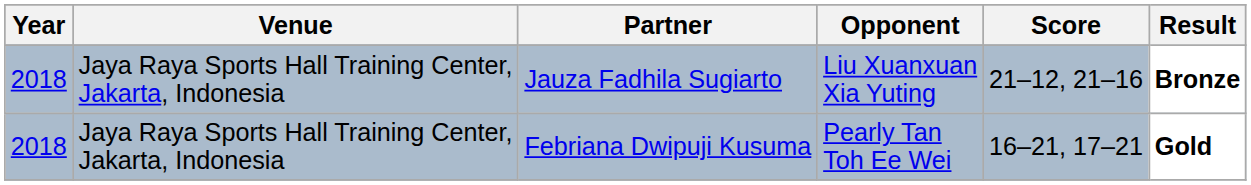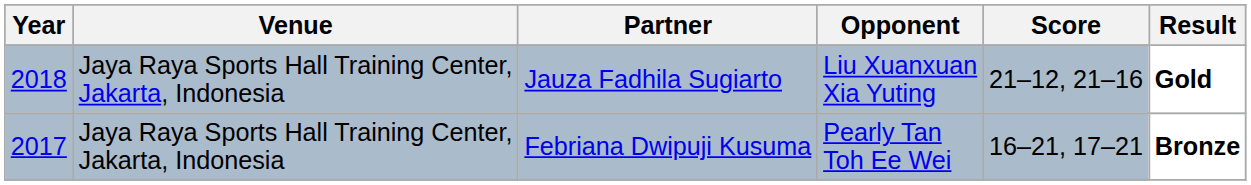(1198, 79) Bronze -> (1184, 79) Gold
(39, 147) 2018 -> (39, 147) 2017
(1184, 147) Gold -> (1198, 147) Bronze
